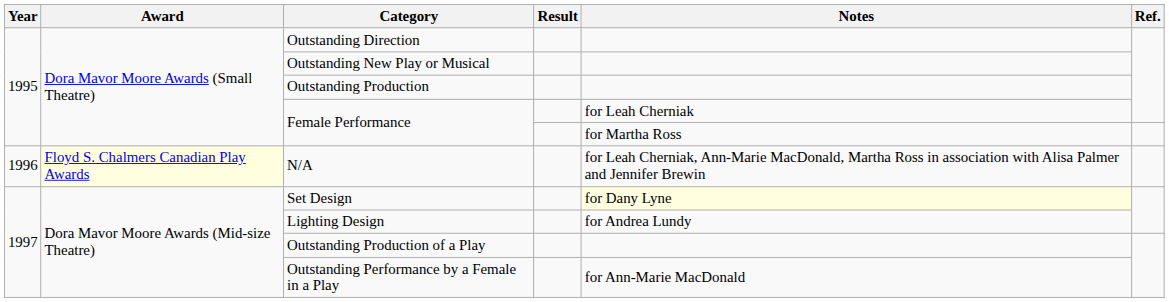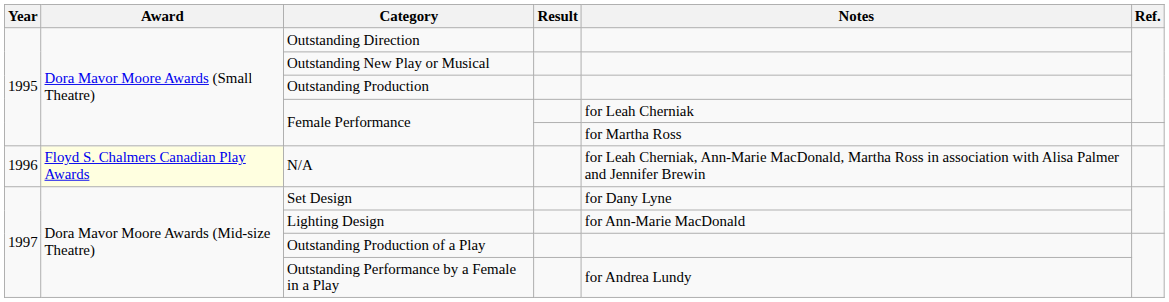(628, 198) lightyellow background -> (628, 198) no background
(638, 221) for Andrea Lundy -> (665, 221) for Ann-Marie MacDonald
(665, 277) for Ann-Marie MacDonald -> (638, 277) for Andrea Lundy
